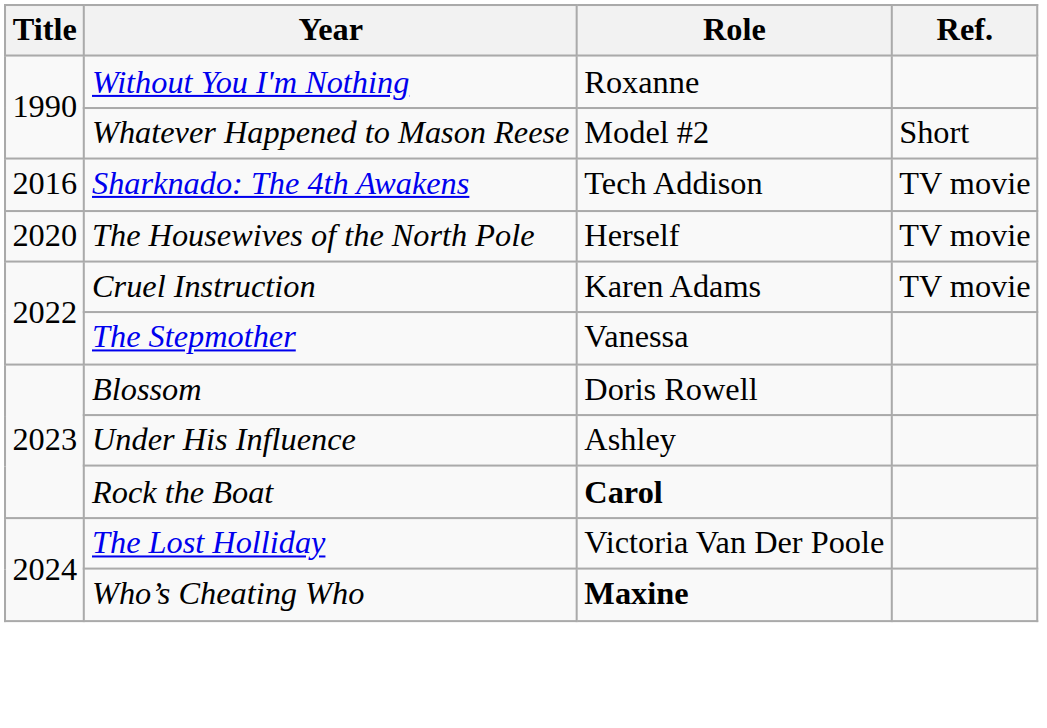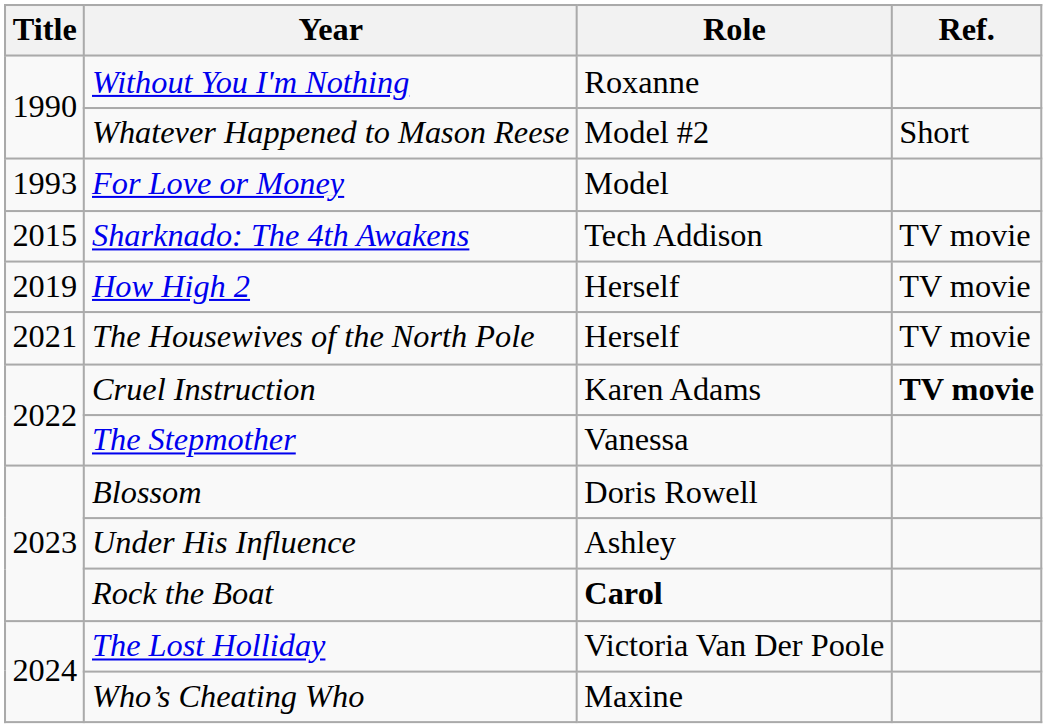+ row: (218, 183)
(45, 183) 2016 -> (45, 235) 2015
+ row: (171, 286)
(45, 235) 2020 -> (45, 337) 2021
(965, 286) normal -> (967, 388) bold
(636, 593) bold -> (634, 696) normal
